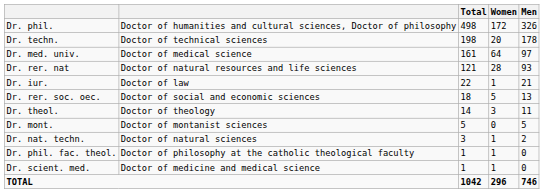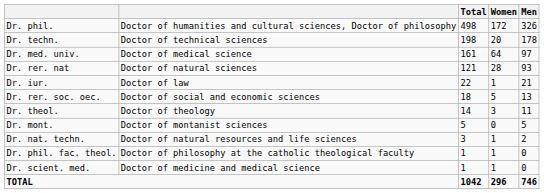(239, 68) Doctor of natural resources and life sciences -> (189, 68) Doctor of natural sciences
(189, 139) Doctor of natural sciences -> (239, 139) Doctor of natural resources and life sciences
